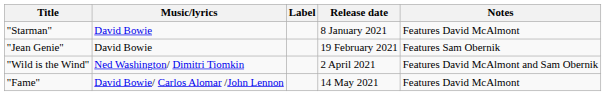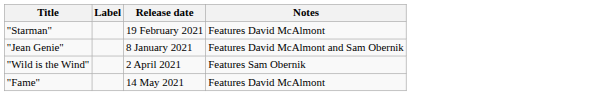- column: (189, 13)
(354, 30) 8 January 2021 -> (165, 30) 19 February 2021
(359, 47) 19 February 2021 -> (159, 47) 8 January 2021
(451, 47) Features Sam Obernik -> (306, 47) Features David McAlmont and Sam Obernik
(501, 64) Features David McAlmont and Sam Obernik -> (257, 64) Features Sam Obernik
